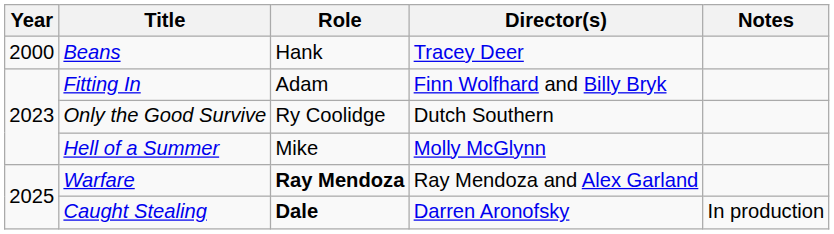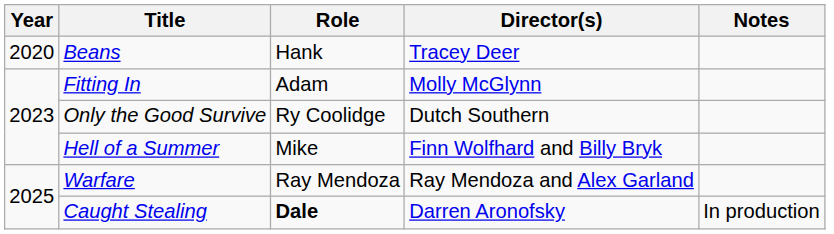(32, 52) 2000 -> (32, 52) 2020
(540, 84) Finn Wolfhard and Billy Bryk -> (475, 84) Molly McGlynn
(480, 148) Molly McGlynn -> (536, 148) Finn Wolfhard and Billy Bryk
(340, 180) bold -> (338, 180) normal
